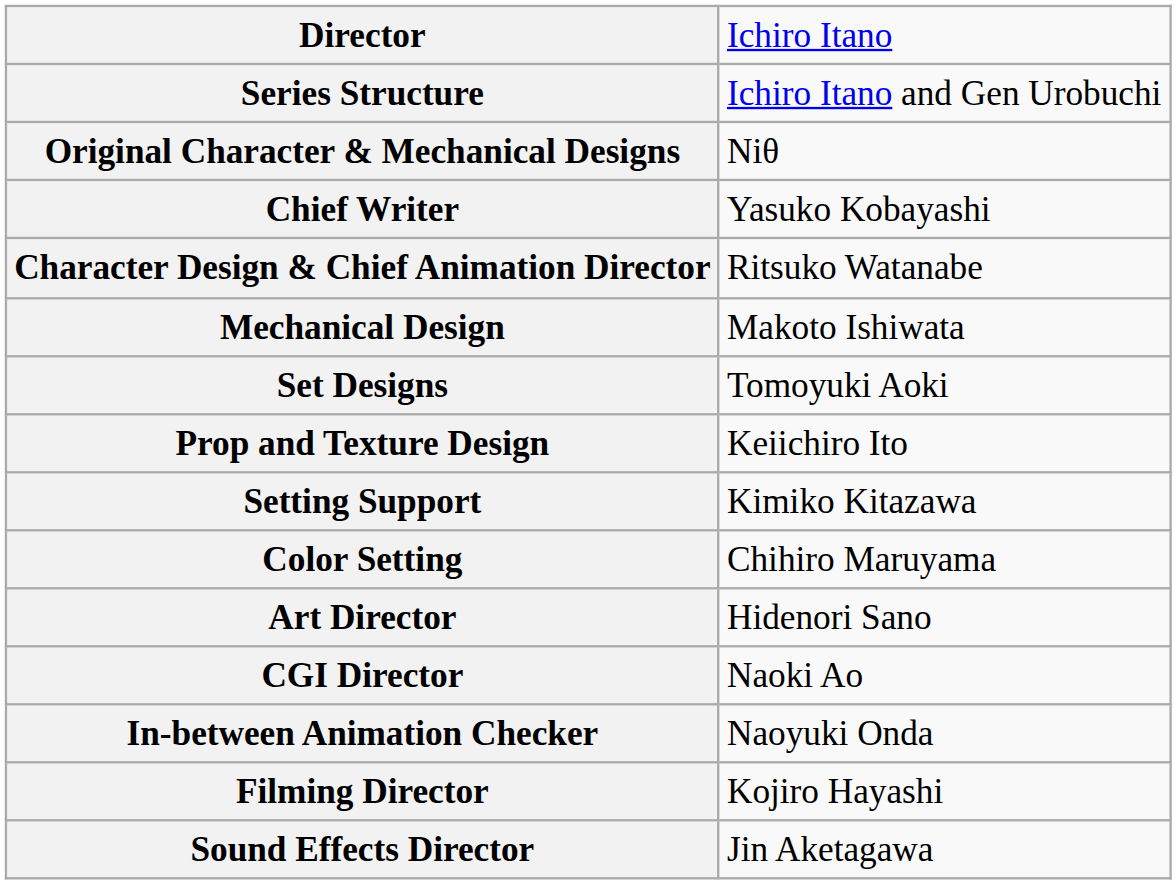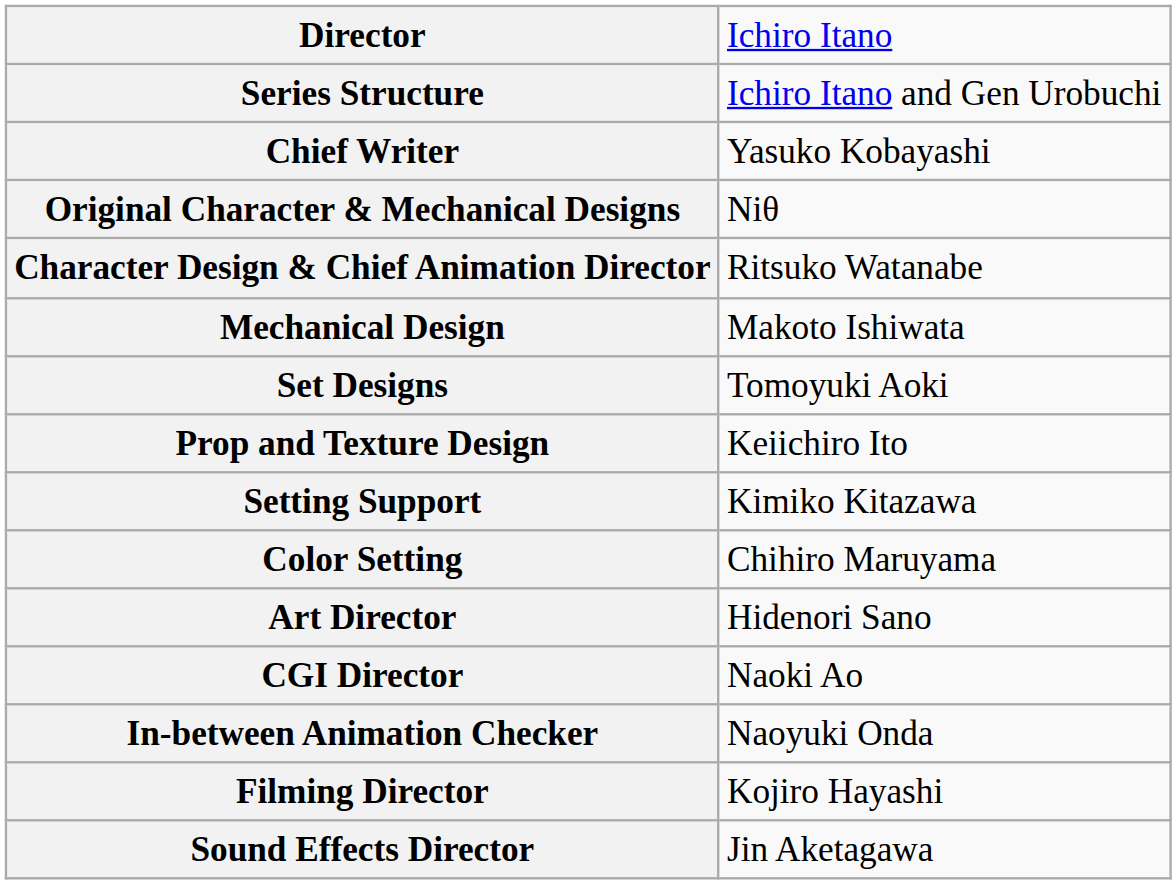rows swapped: (362, 209) <-> (362, 151)
